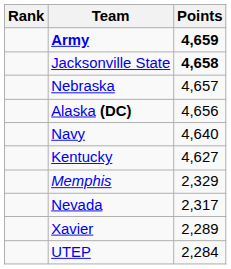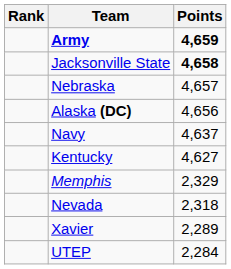(200, 134) 4,640 -> (200, 134) 4,637
(200, 205) 2,317 -> (200, 205) 2,318
